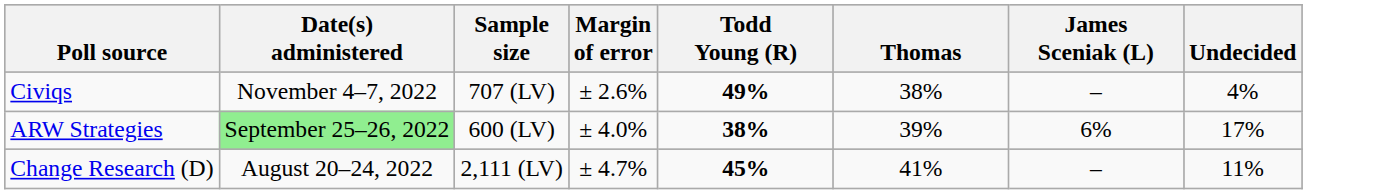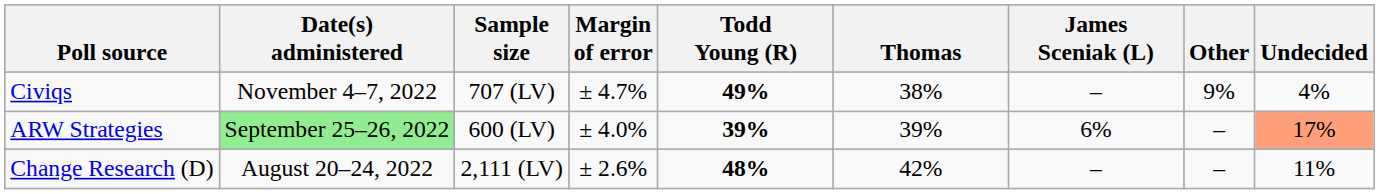+ column: (1219, 52)
(613, 91) ± 2.6% -> (613, 91) ± 4.7%
(746, 130) 38% -> (746, 130) 39%
(1243, 130) no background -> (1314, 130) lightsalmon background
(613, 169) ± 4.7% -> (613, 169) ± 2.6%
(746, 169) 45% -> (746, 169) 48%
(921, 169) 41% -> (921, 169) 42%
